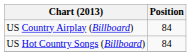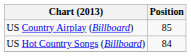(167, 28) 84 -> (167, 28) 85
